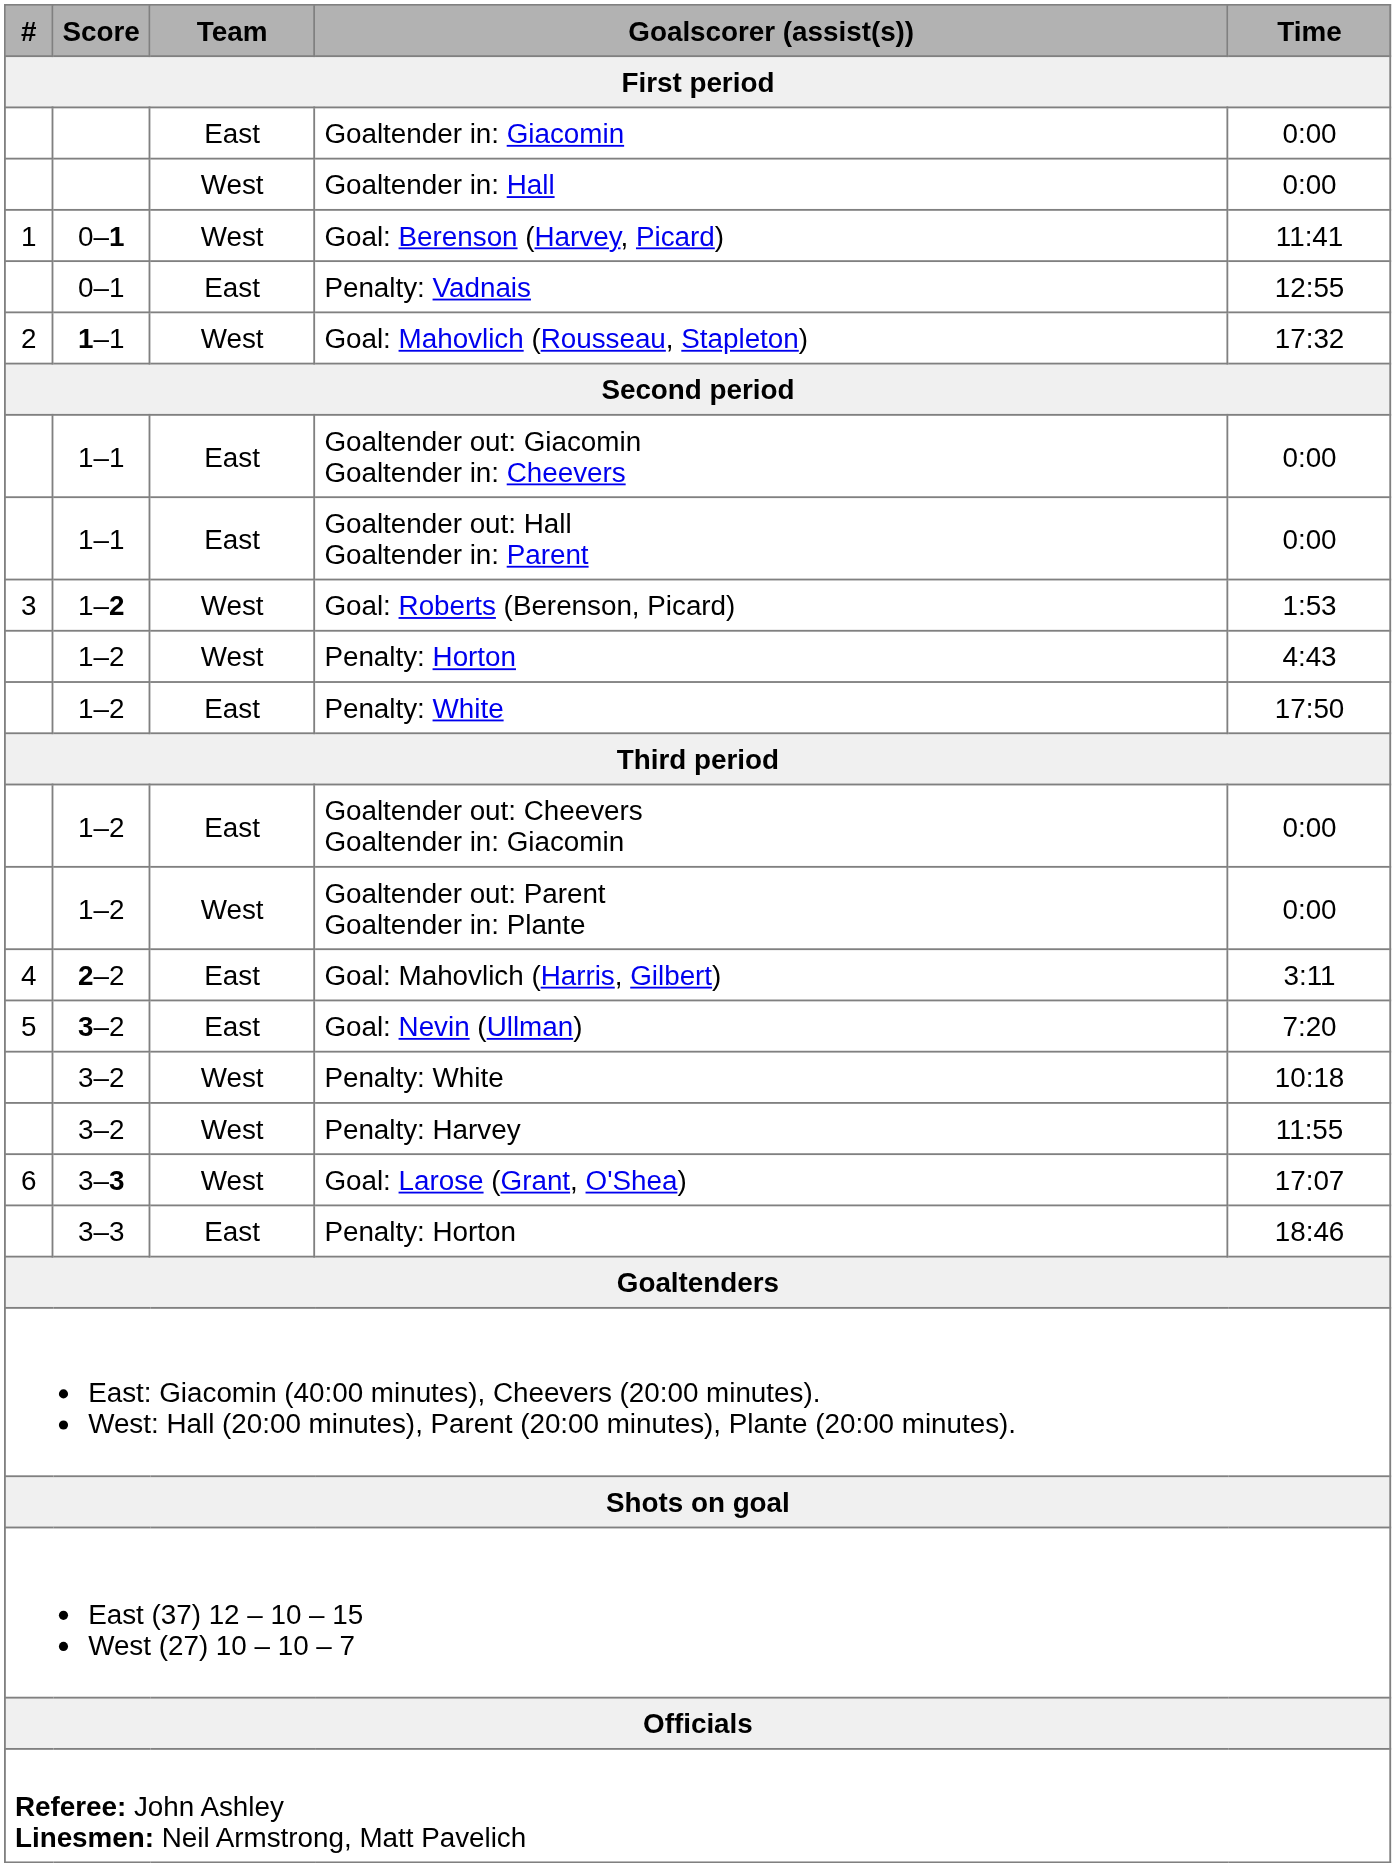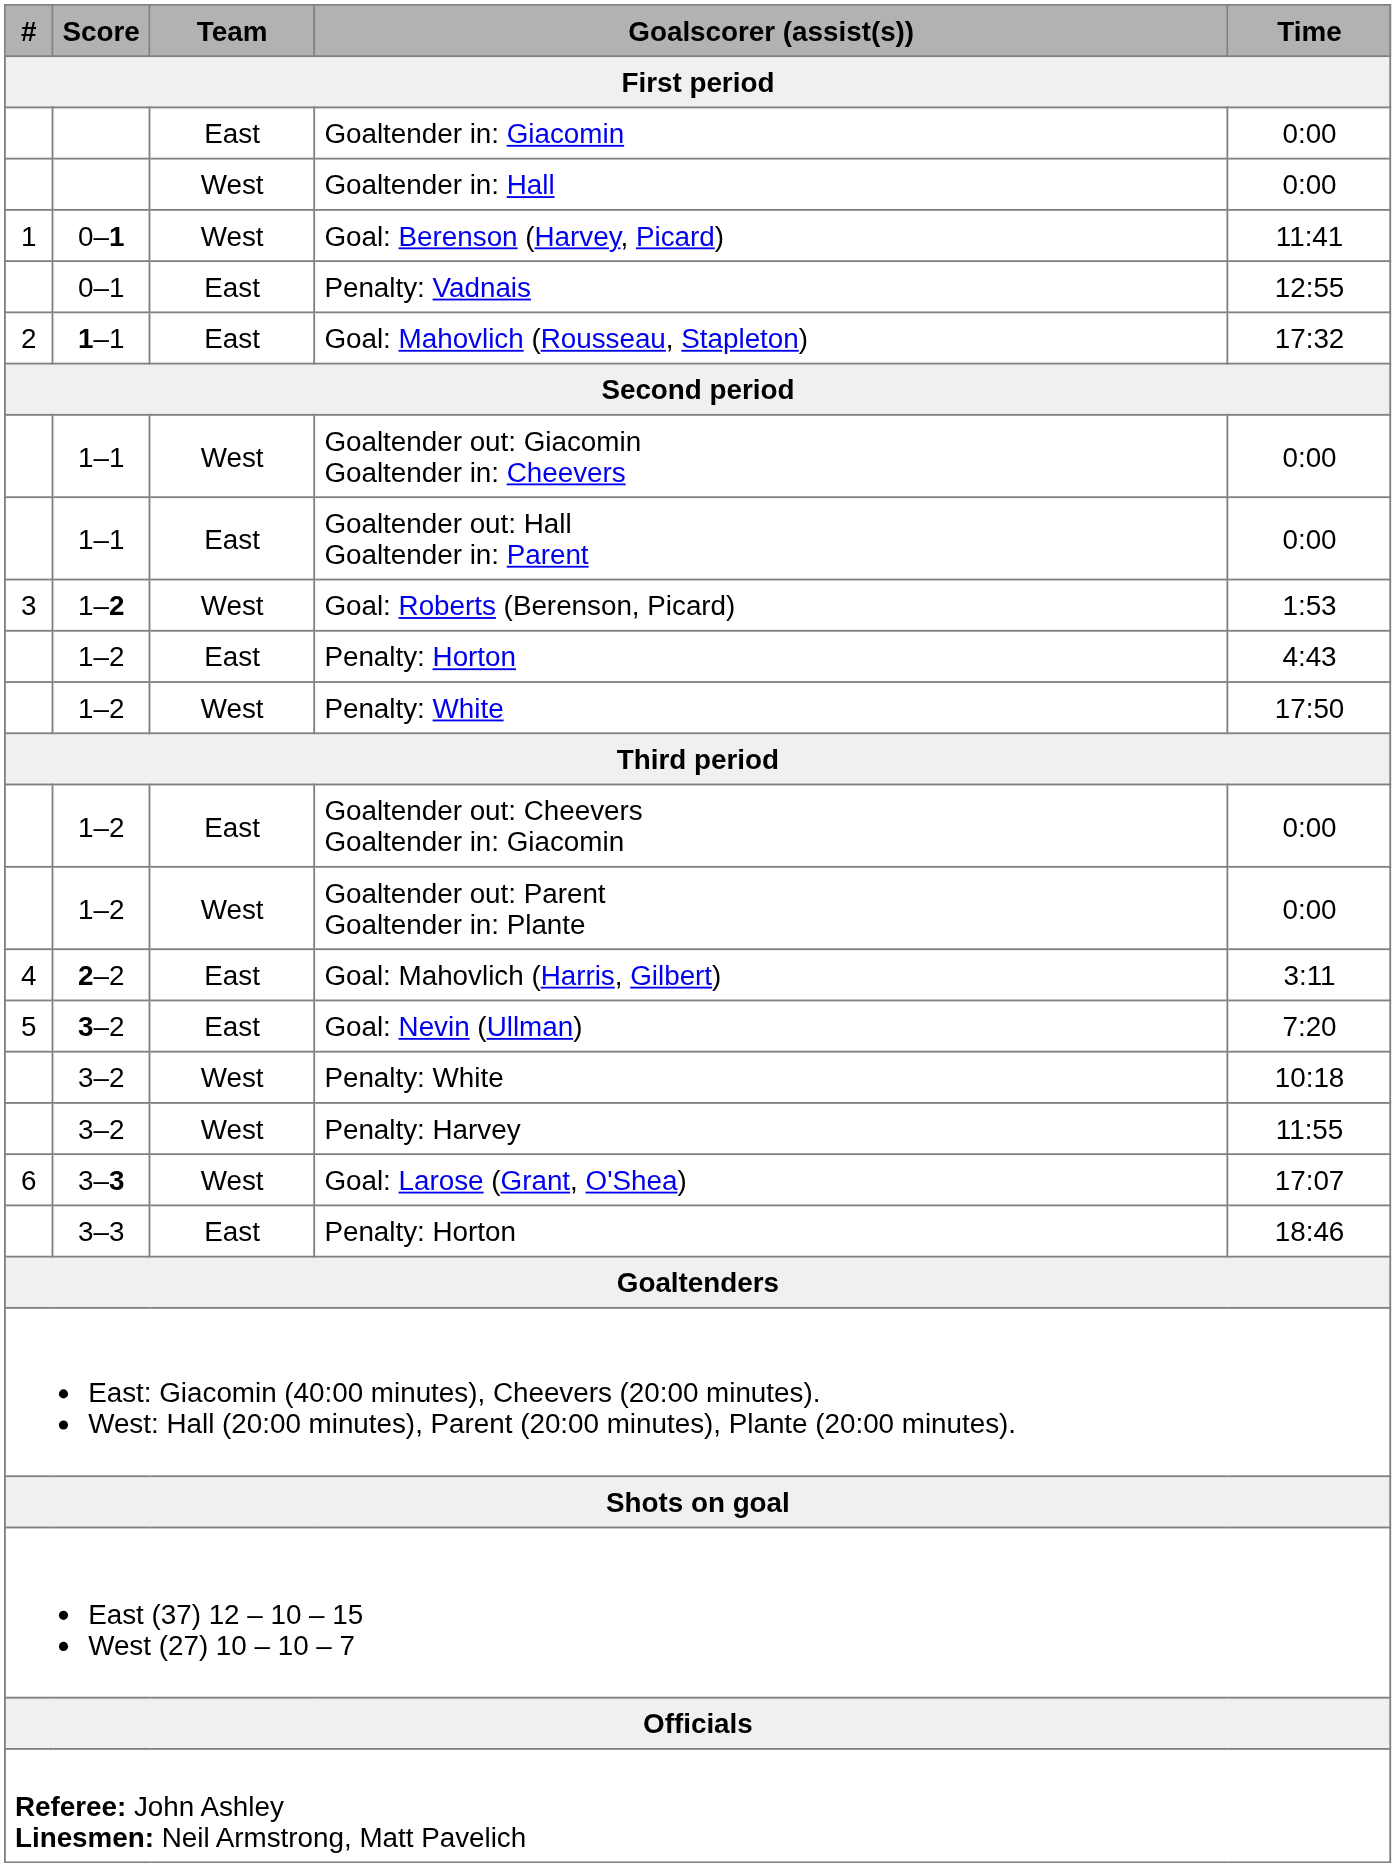(232, 338) West -> (232, 338) East
(232, 456) East -> (232, 456) West
(232, 656) West -> (232, 656) East
(232, 708) East -> (232, 708) West
